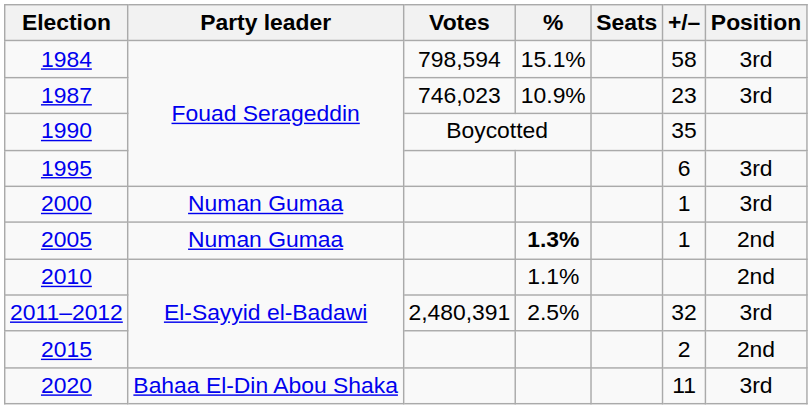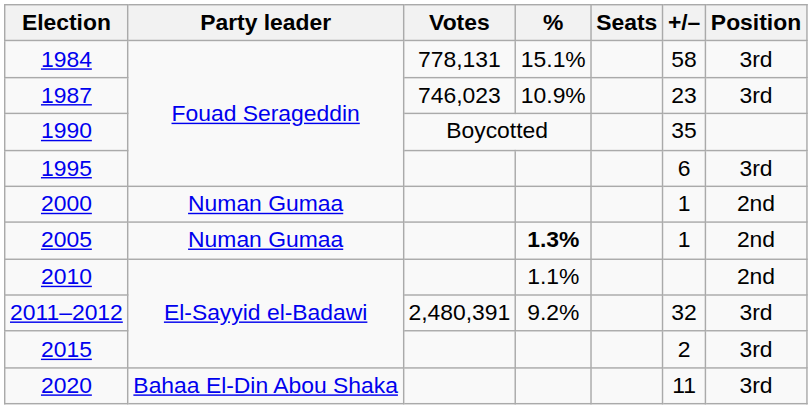(459, 58) 798,594 -> (459, 58) 778,131
(756, 204) 3rd -> (756, 204) 2nd
(553, 312) 2.5% -> (553, 312) 9.2%
(756, 349) 2nd -> (756, 349) 3rd
